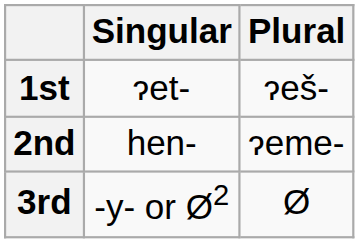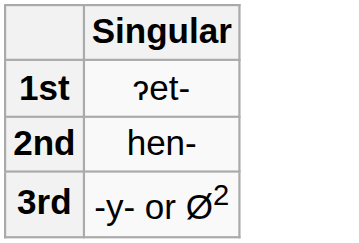- column: (297, 32)
